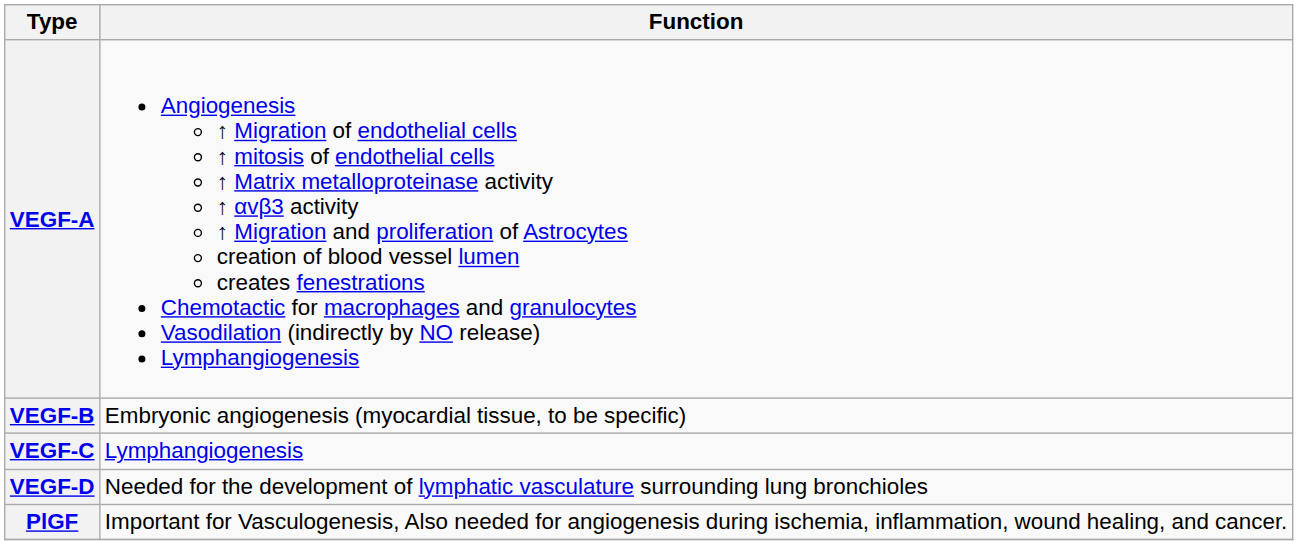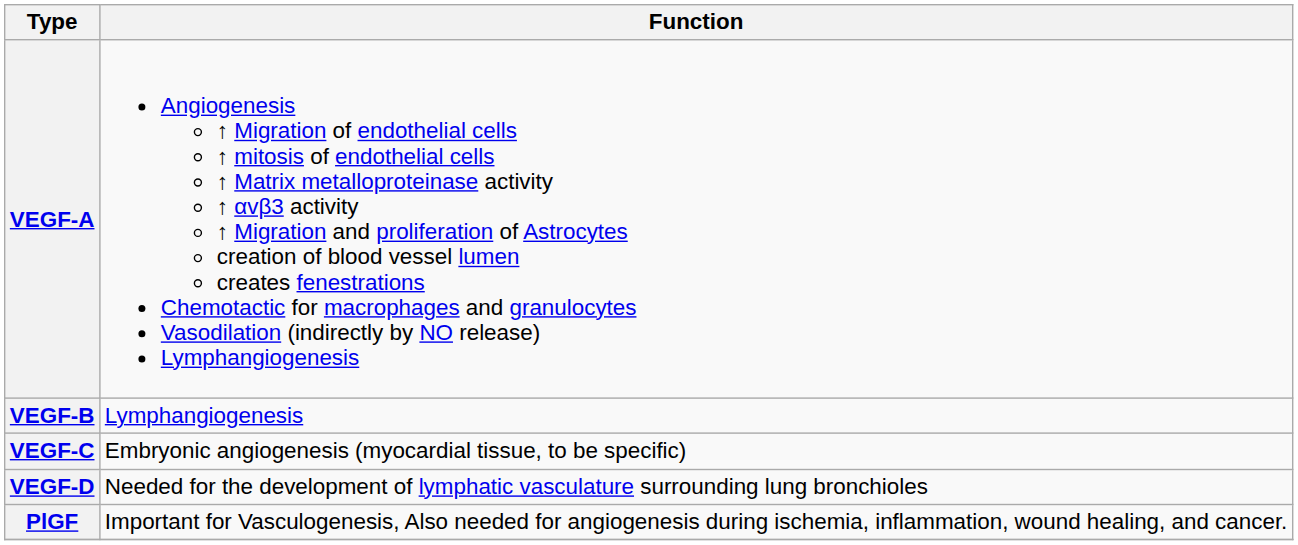(396, 415) Embryonic angiogenesis (myocardial tissue, to be specific) -> (204, 415) Lymphangiogenesis
(204, 450) Lymphangiogenesis -> (396, 450) Embryonic angiogenesis (myocardial tissue, to be specific)
